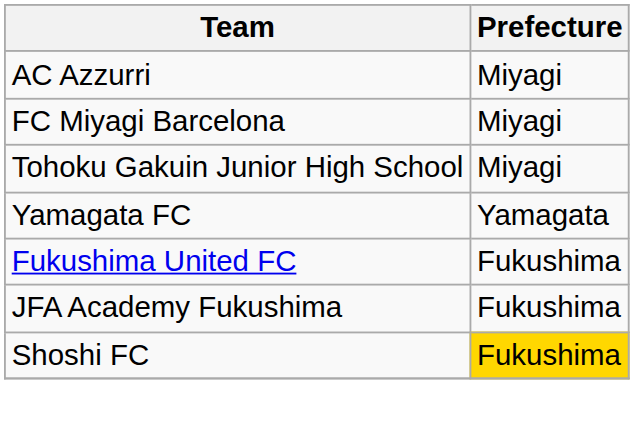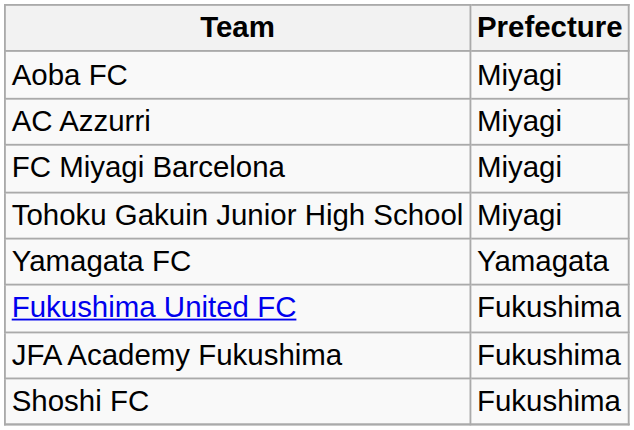+ row: (70, 74)
(549, 354) gold background -> (549, 401) no background
